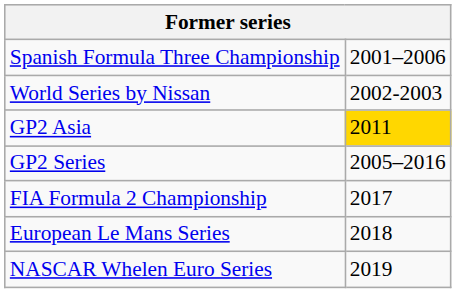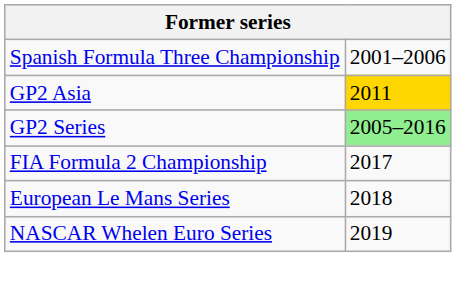- row: (110, 92)
(398, 162) no background -> (398, 127) lightgreen background
